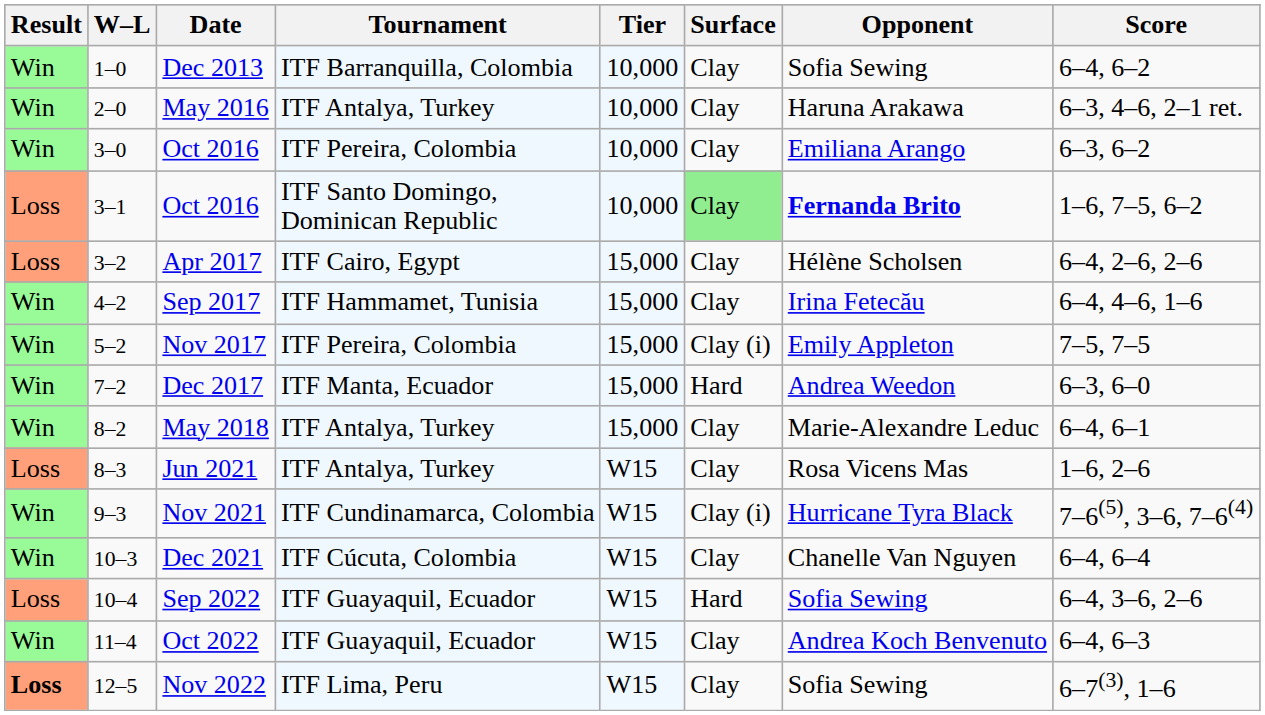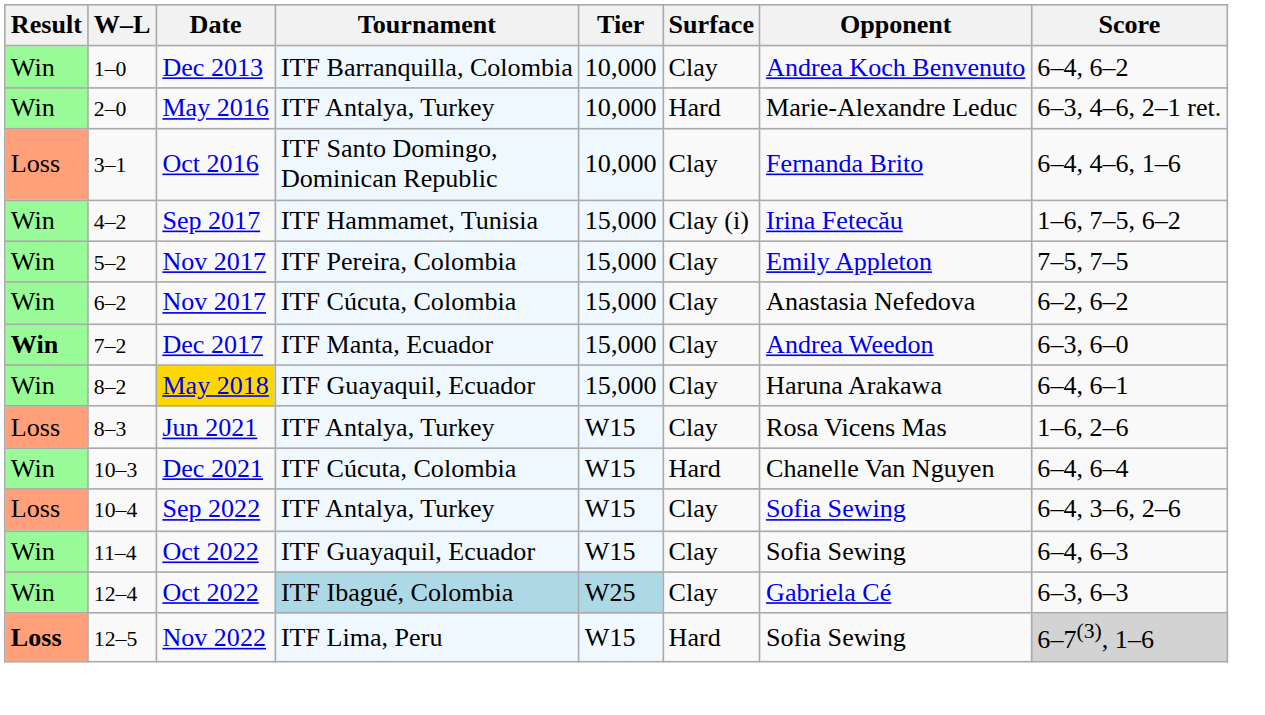(858, 66) Sofia Sewing -> (896, 66) Andrea Koch Benvenuto
(715, 107) Clay -> (695, 107) Hard
(876, 107) Haruna Arakawa -> (892, 107) Marie-Alexandre Leduc
- row: (110, 150)
(715, 205) lightgreen background -> (693, 163) no background
(874, 205) bold -> (845, 163) normal
(1131, 205) 1–6, 7–5, 6–2 -> (1109, 163) 6–4, 4–6, 1–6
- row: (110, 262)
(715, 302) Clay -> (709, 219) Clay (i)
(1131, 302) 6–4, 4–6, 1–6 -> (1109, 219) 1–6, 7–5, 6–2
(730, 344) Clay (i) -> (693, 261) Clay
+ row: (110, 304)
(33, 385) normal -> (35, 344) bold
(716, 385) Hard -> (693, 344) Clay
(216, 426) no background -> (216, 385) gold background
(388, 426) ITF Antalya, Turkey -> (408, 385) ITF Guayaquil, Ecuador
(913, 426) Marie-Alexandre Leduc -> (854, 385) Haruna Arakawa
- row: (110, 514)
(715, 557) Clay -> (695, 468) Hard
(408, 599) ITF Guayaquil, Ecuador -> (388, 509) ITF Antalya, Turkey
(716, 599) Hard -> (693, 509) Clay
(917, 640) Andrea Koch Benvenuto -> (836, 550) Sofia Sewing
+ row: (116, 593)
(715, 685) Clay -> (695, 637) Hard
(1117, 685) no background -> (1096, 637) lightgrey background
